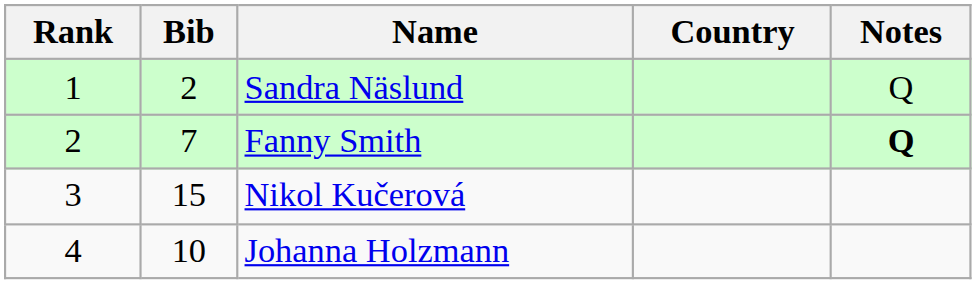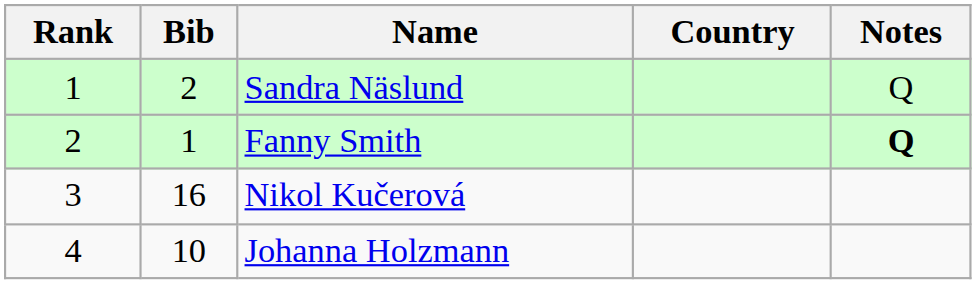(189, 140) 7 -> (189, 140) 1
(189, 195) 15 -> (189, 195) 16
